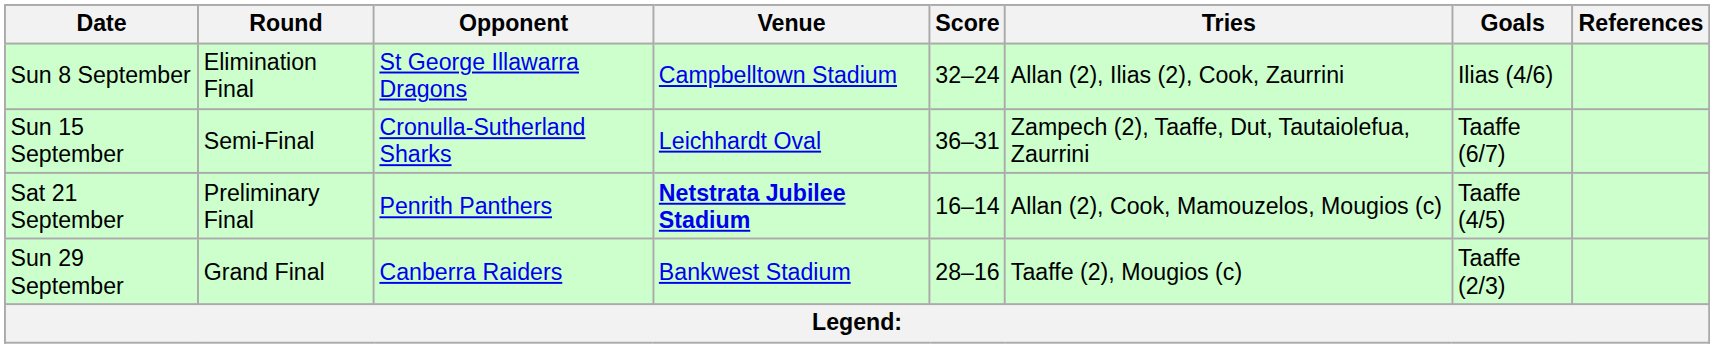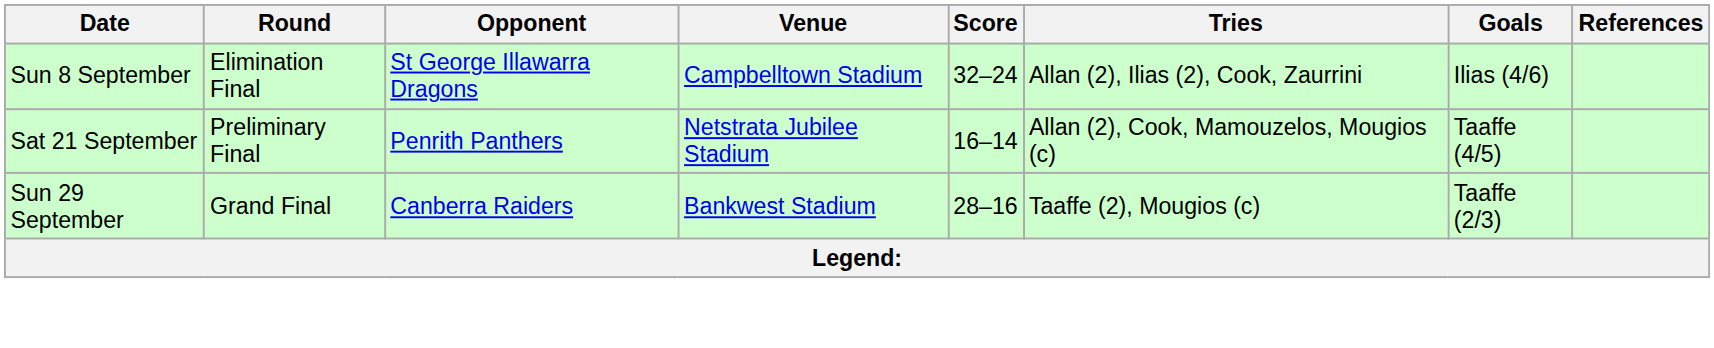- row: (67, 141)
(752, 206) bold -> (771, 141) normal
